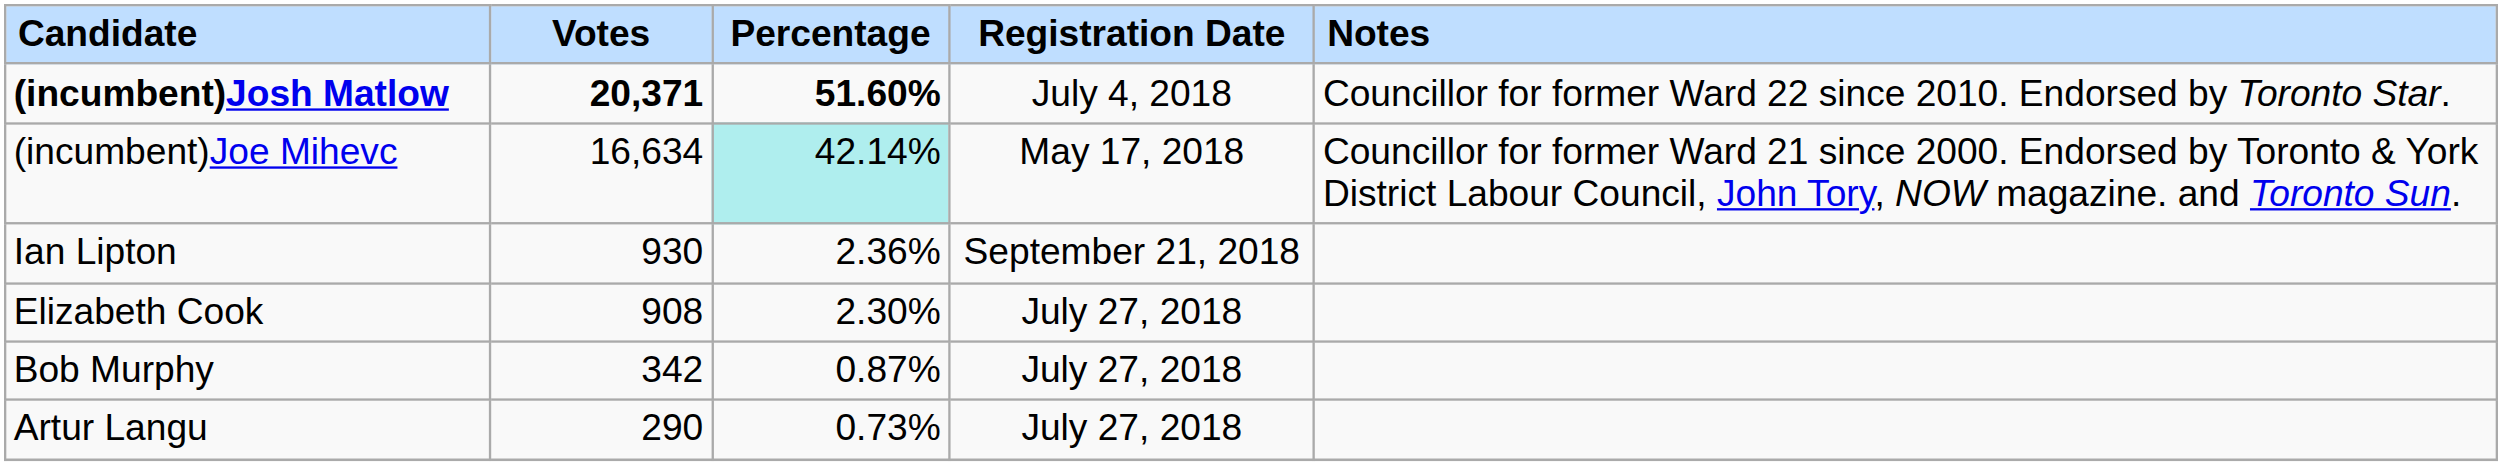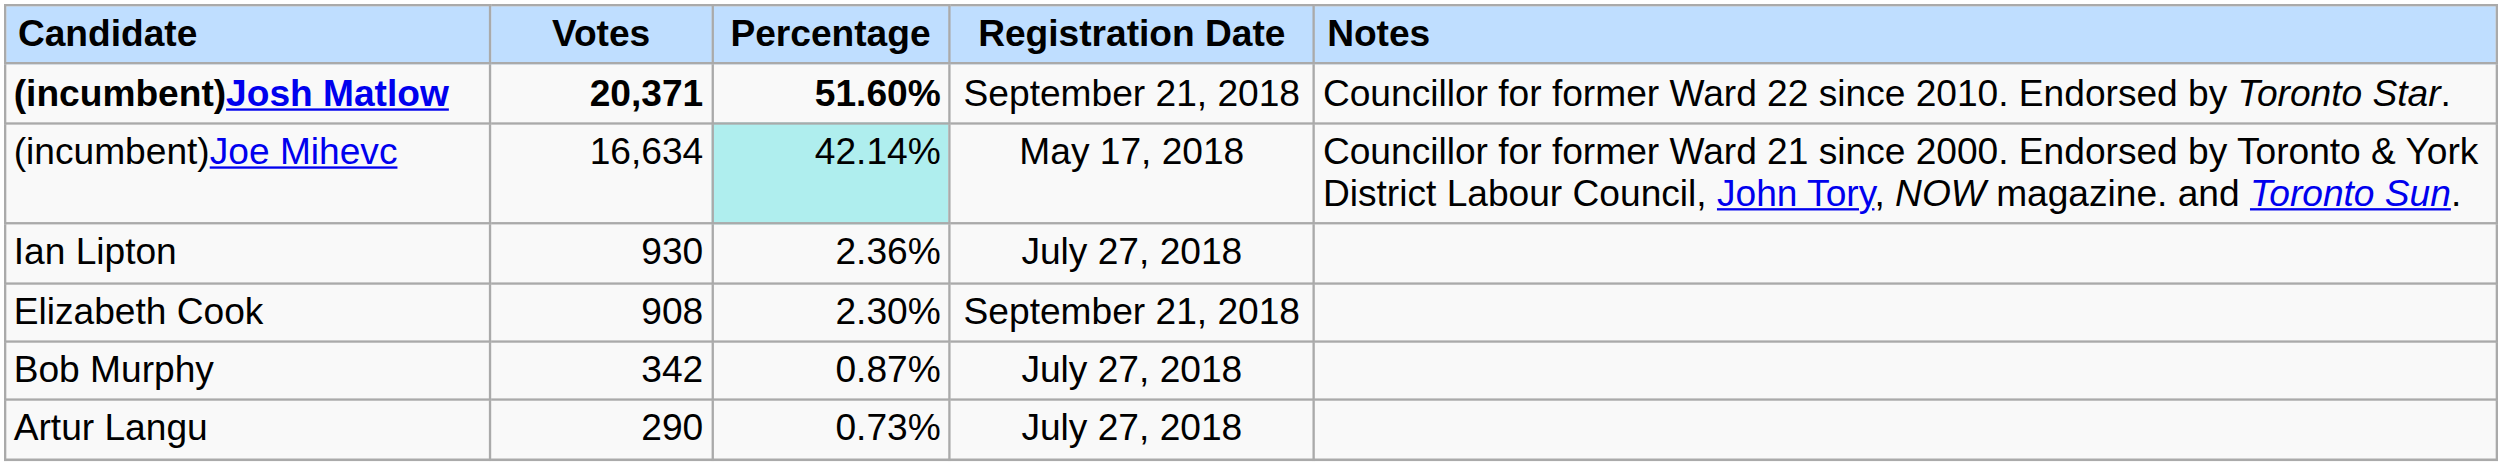(1132, 92) July 4, 2018 -> (1132, 92) September 21, 2018
(1132, 252) September 21, 2018 -> (1132, 252) July 27, 2018
(1132, 311) July 27, 2018 -> (1132, 311) September 21, 2018
